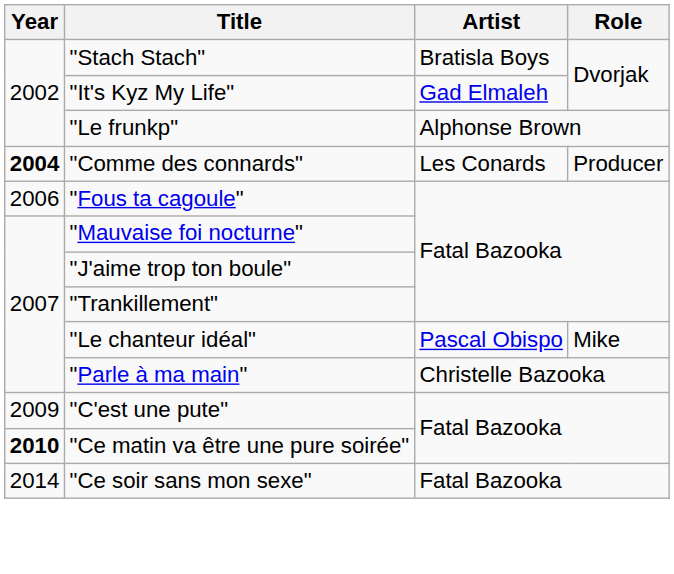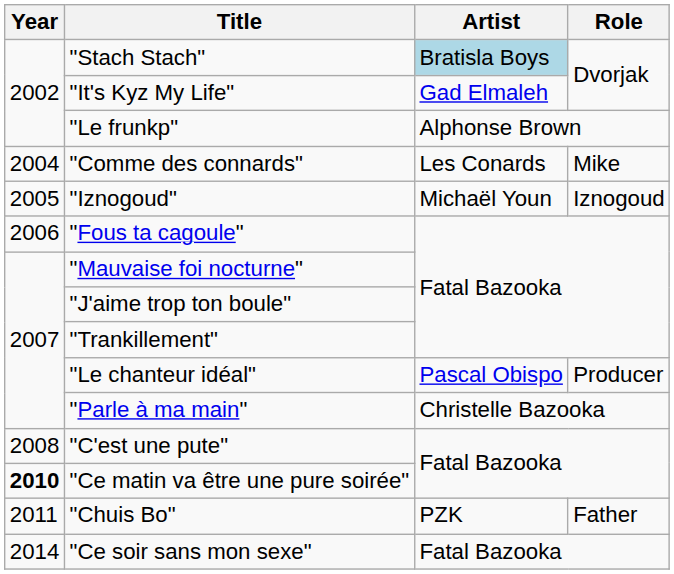(484, 57) no background -> (484, 57) lightblue background
(35, 163) bold -> (35, 163) normal
(618, 163) Producer -> (597, 163) Mike
+ row: (123, 198)
(597, 339) Mike -> (618, 374) Producer
(35, 410) 2009 -> (35, 445) 2008
+ row: (123, 515)
